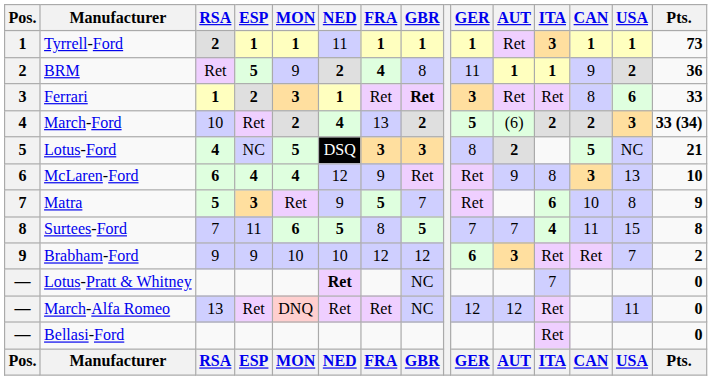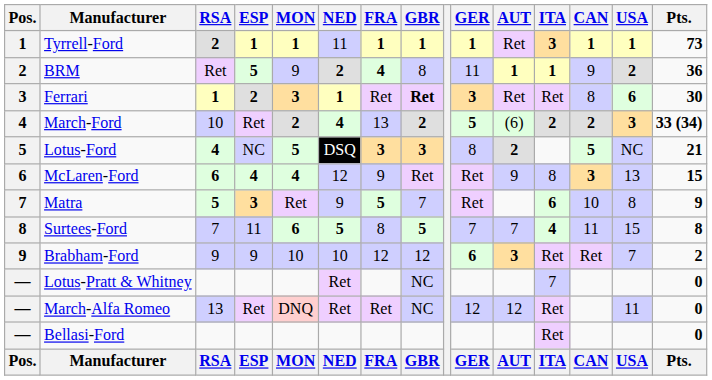(694, 96) 33 -> (694, 96) 30
(694, 176) 10 -> (694, 176) 15
(340, 282) bold -> (340, 282) normal
